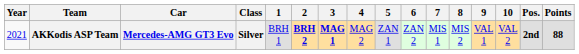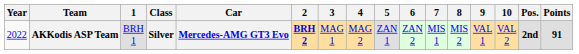columns swapped: (178, 12) <-> (279, 12)
(17, 34) 2021 -> (17, 34) 2022
(332, 34) bold -> (332, 34) normal
(558, 34) 88 -> (557, 34) 91
